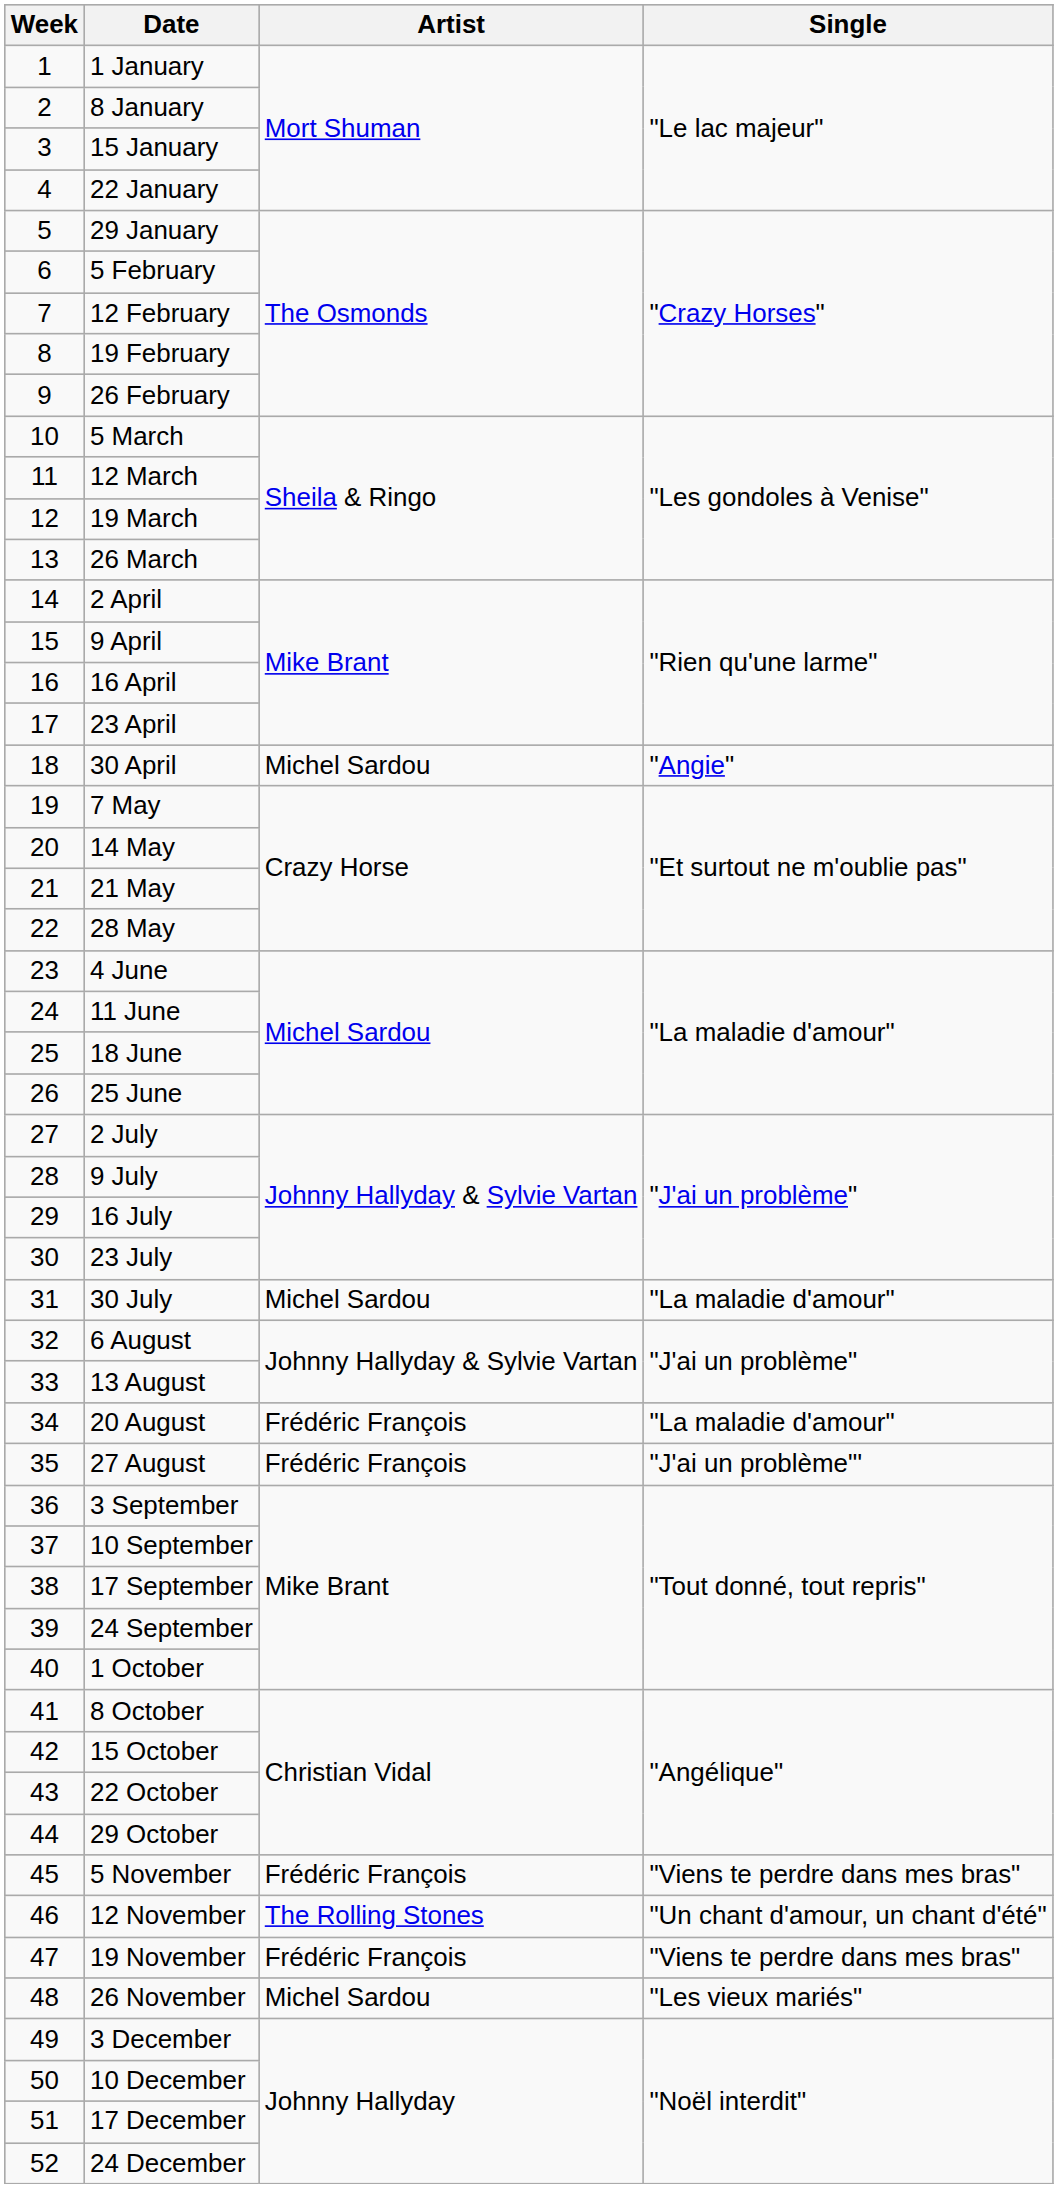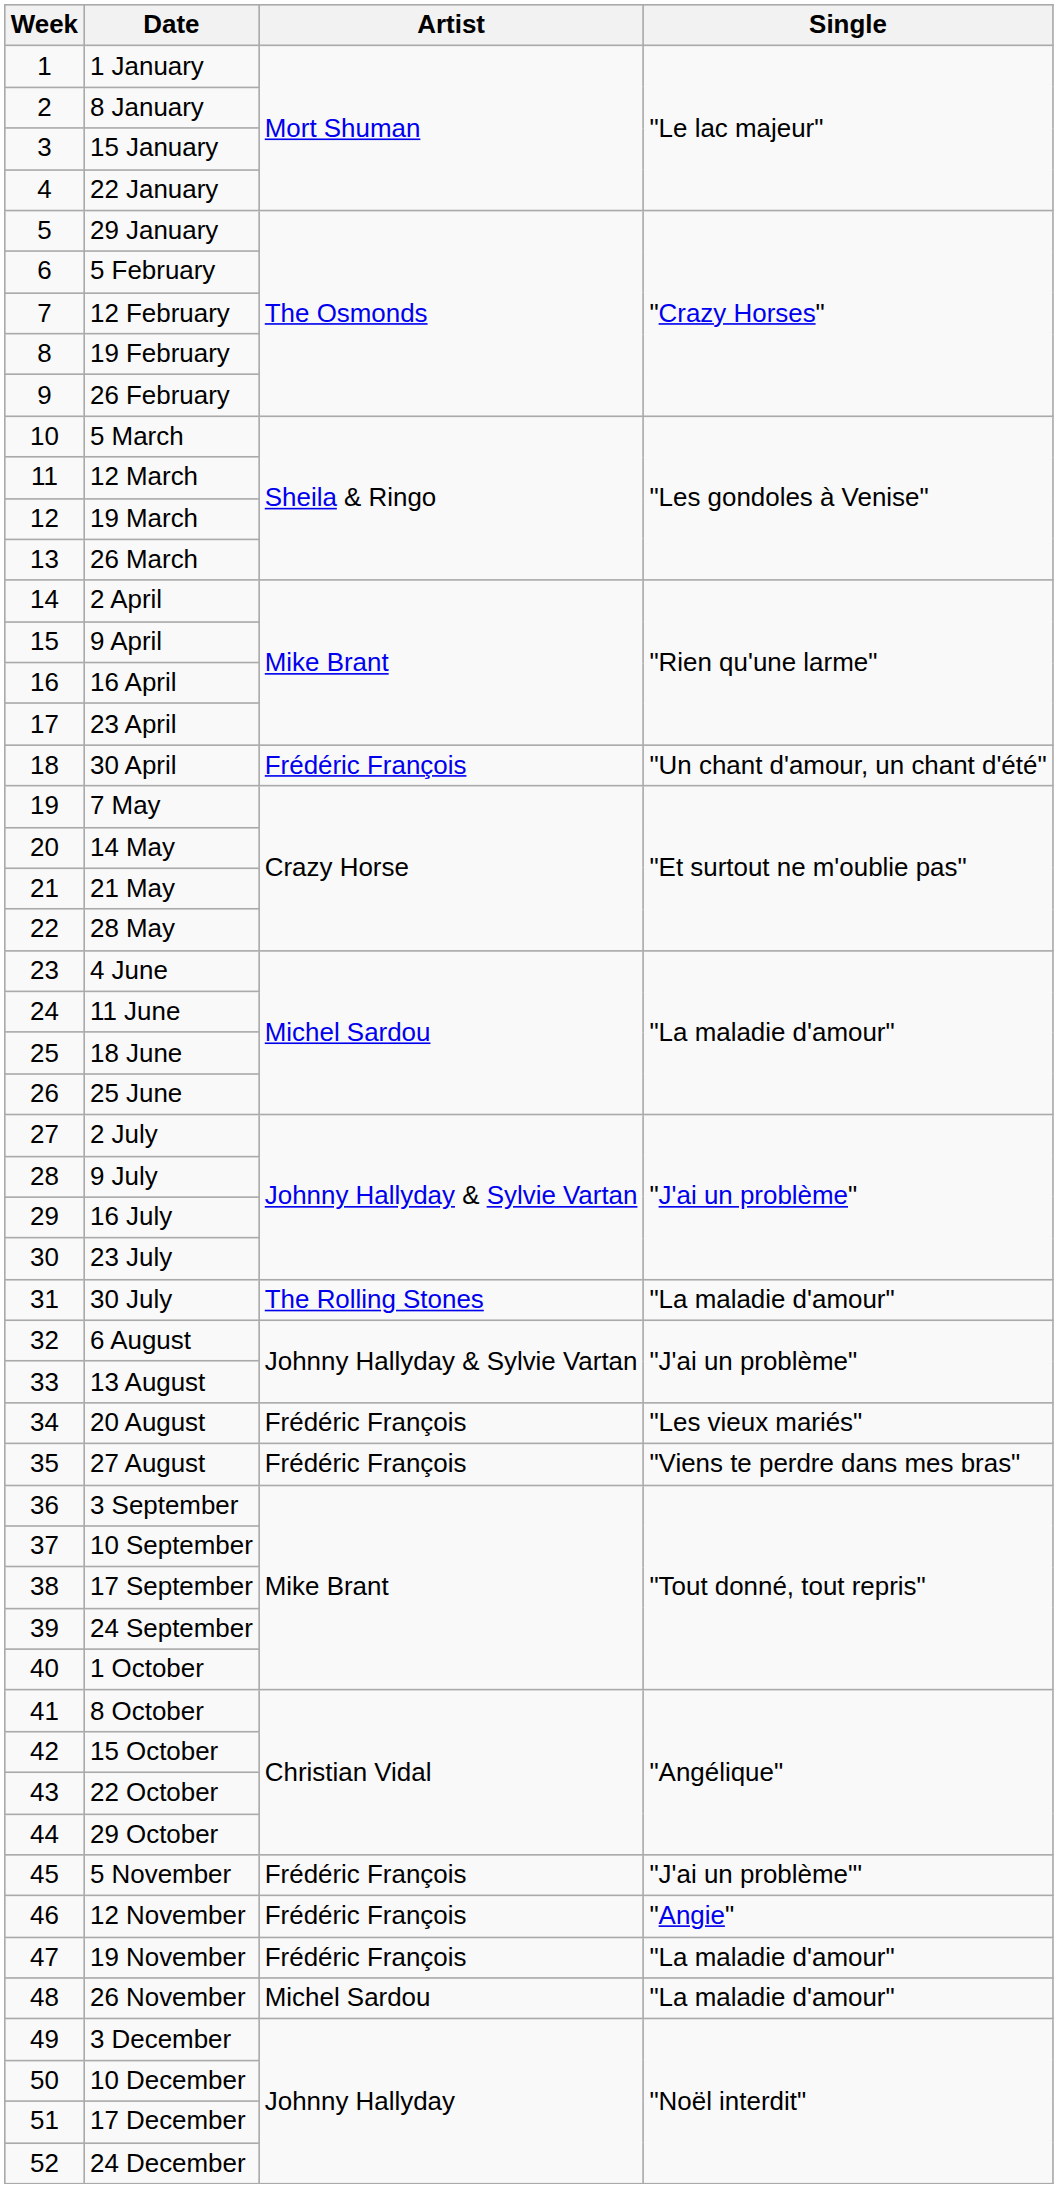(348, 764) Michel Sardou -> (366, 764) Frédéric François
(692, 764) "Angie" -> (848, 764) "Un chant d'amour, un chant d'été"
(348, 1299) Michel Sardou -> (374, 1299) The Rolling Stones
(772, 1422) "La maladie d'amour" -> (756, 1422) "Les vieux mariés"
(756, 1463) "J'ai un problème"' -> (835, 1463) "Viens te perdre dans mes bras"
(835, 1874) "Viens te perdre dans mes bras" -> (756, 1874) "J'ai un problème"'
(374, 1915) The Rolling Stones -> (366, 1915) Frédéric François
(848, 1915) "Un chant d'amour, un chant d'été" -> (692, 1915) "Angie"
(835, 1957) "Viens te perdre dans mes bras" -> (772, 1957) "La maladie d'amour"
(756, 1998) "Les vieux mariés" -> (772, 1998) "La maladie d'amour"
